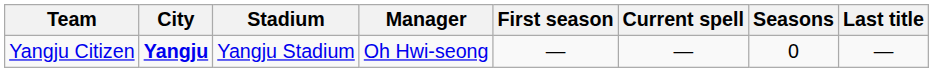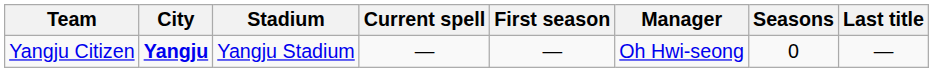columns swapped: (426, 20) <-> (683, 20)
